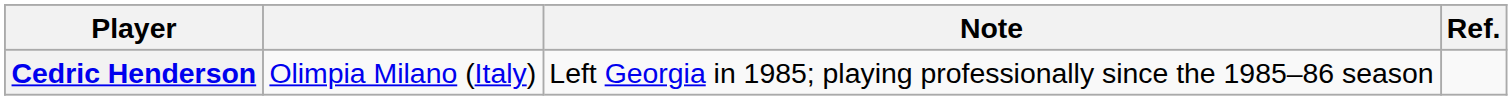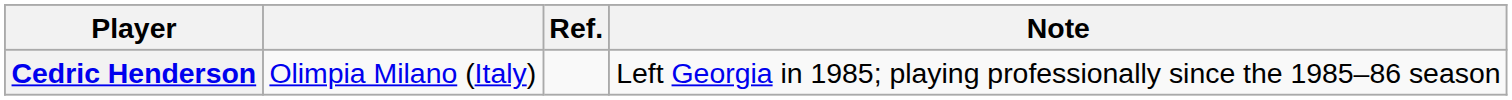columns swapped: (991, 28) <-> (1474, 28)
